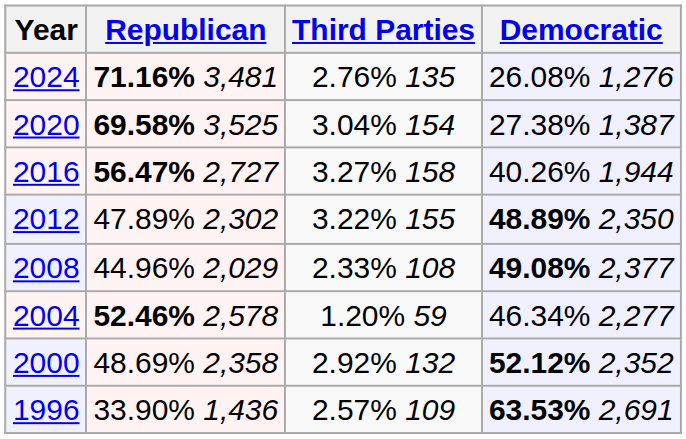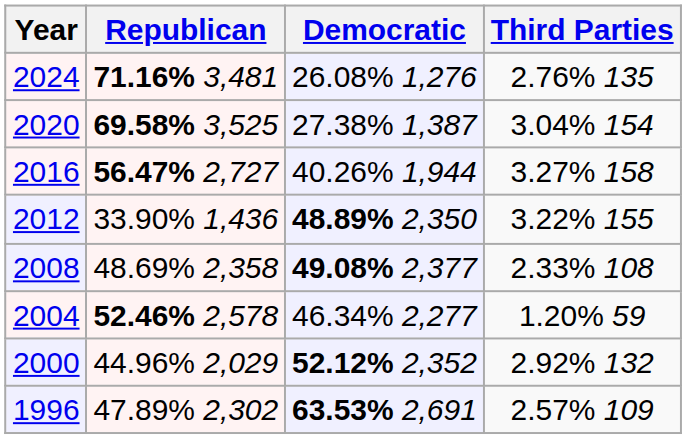columns swapped: (581, 30) <-> (384, 30)
(186, 219) 47.89% 2,302 -> (186, 219) 33.90% 1,436
(186, 267) 44.96% 2,029 -> (186, 267) 48.69% 2,358
(186, 361) 48.69% 2,358 -> (186, 361) 44.96% 2,029
(186, 409) 33.90% 1,436 -> (186, 409) 47.89% 2,302
